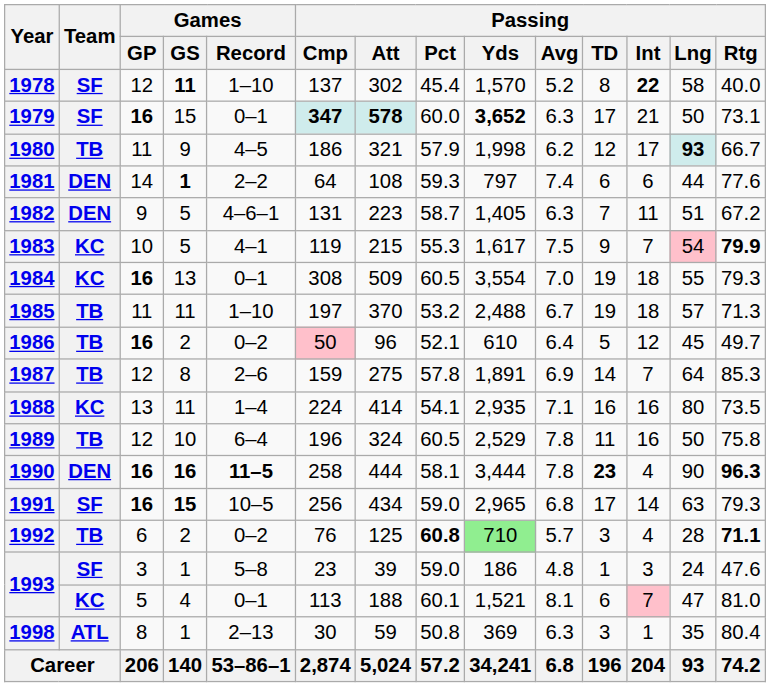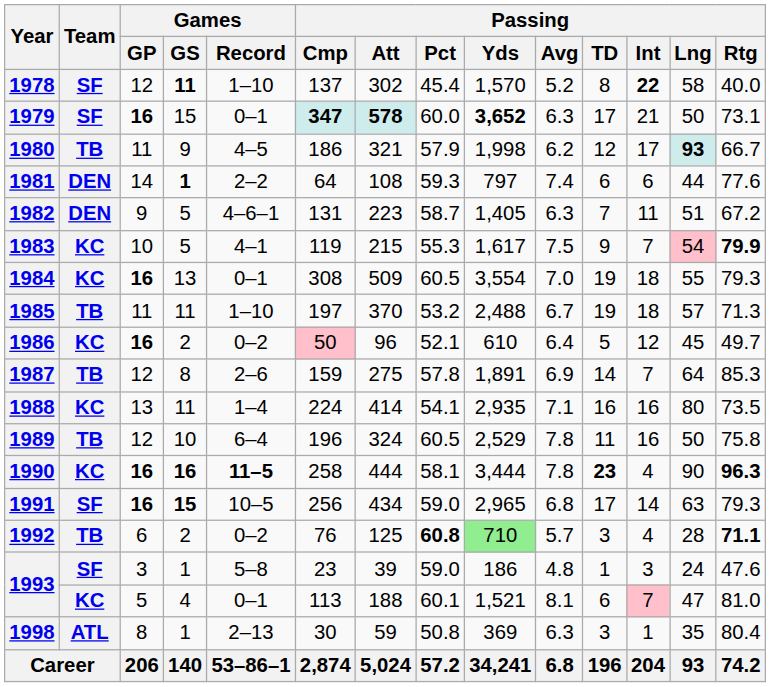(90, 342) TB -> (90, 342) KC
(90, 471) DEN -> (90, 471) KC
